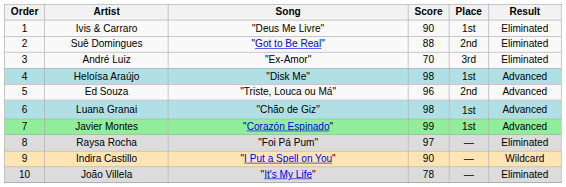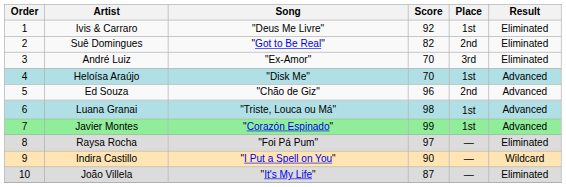(428, 28) 90 -> (428, 28) 92
(428, 44) 88 -> (428, 44) 82
(428, 76) 98 -> (428, 76) 70
(288, 92) "Triste, Louca ou Má" -> (288, 92) "Chão de Giz"
(288, 109) "Chão de Giz" -> (288, 109) "Triste, Louca ou Má"
(428, 175) 78 -> (428, 175) 87
